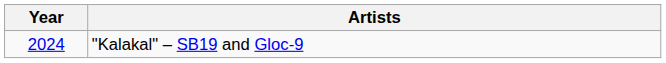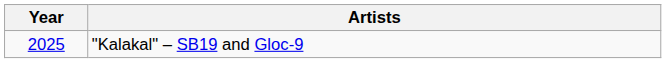(46, 44) 2024 -> (46, 44) 2025
